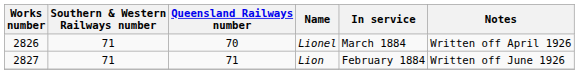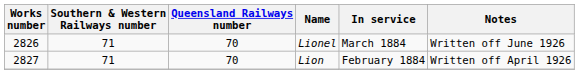(501, 43) Written off April 1926 -> (498, 43) Written off June 1926
(232, 60) 71 -> (232, 60) 70
(498, 60) Written off June 1926 -> (501, 60) Written off April 1926
